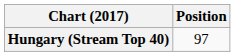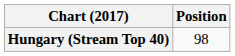(201, 39) 97 -> (201, 39) 98
